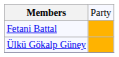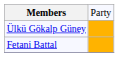rows swapped: (32, 29) <-> (46, 45)
